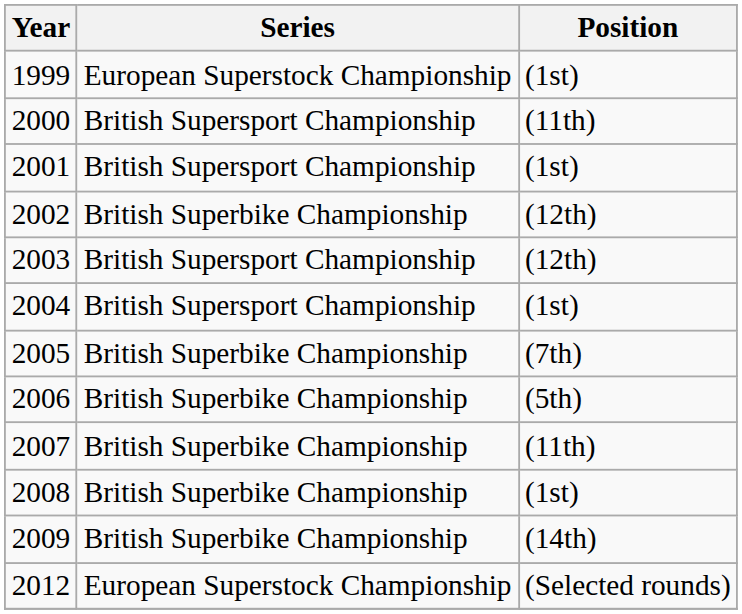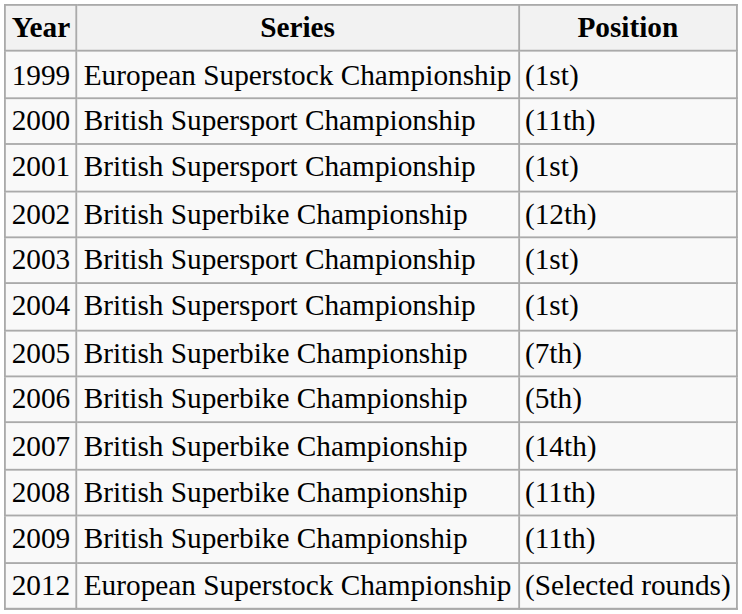(561, 259) (12th) -> (552, 259) (1st)
(560, 445) (11th) -> (561, 445) (14th)
(552, 492) (1st) -> (560, 492) (11th)
(561, 538) (14th) -> (560, 538) (11th)
